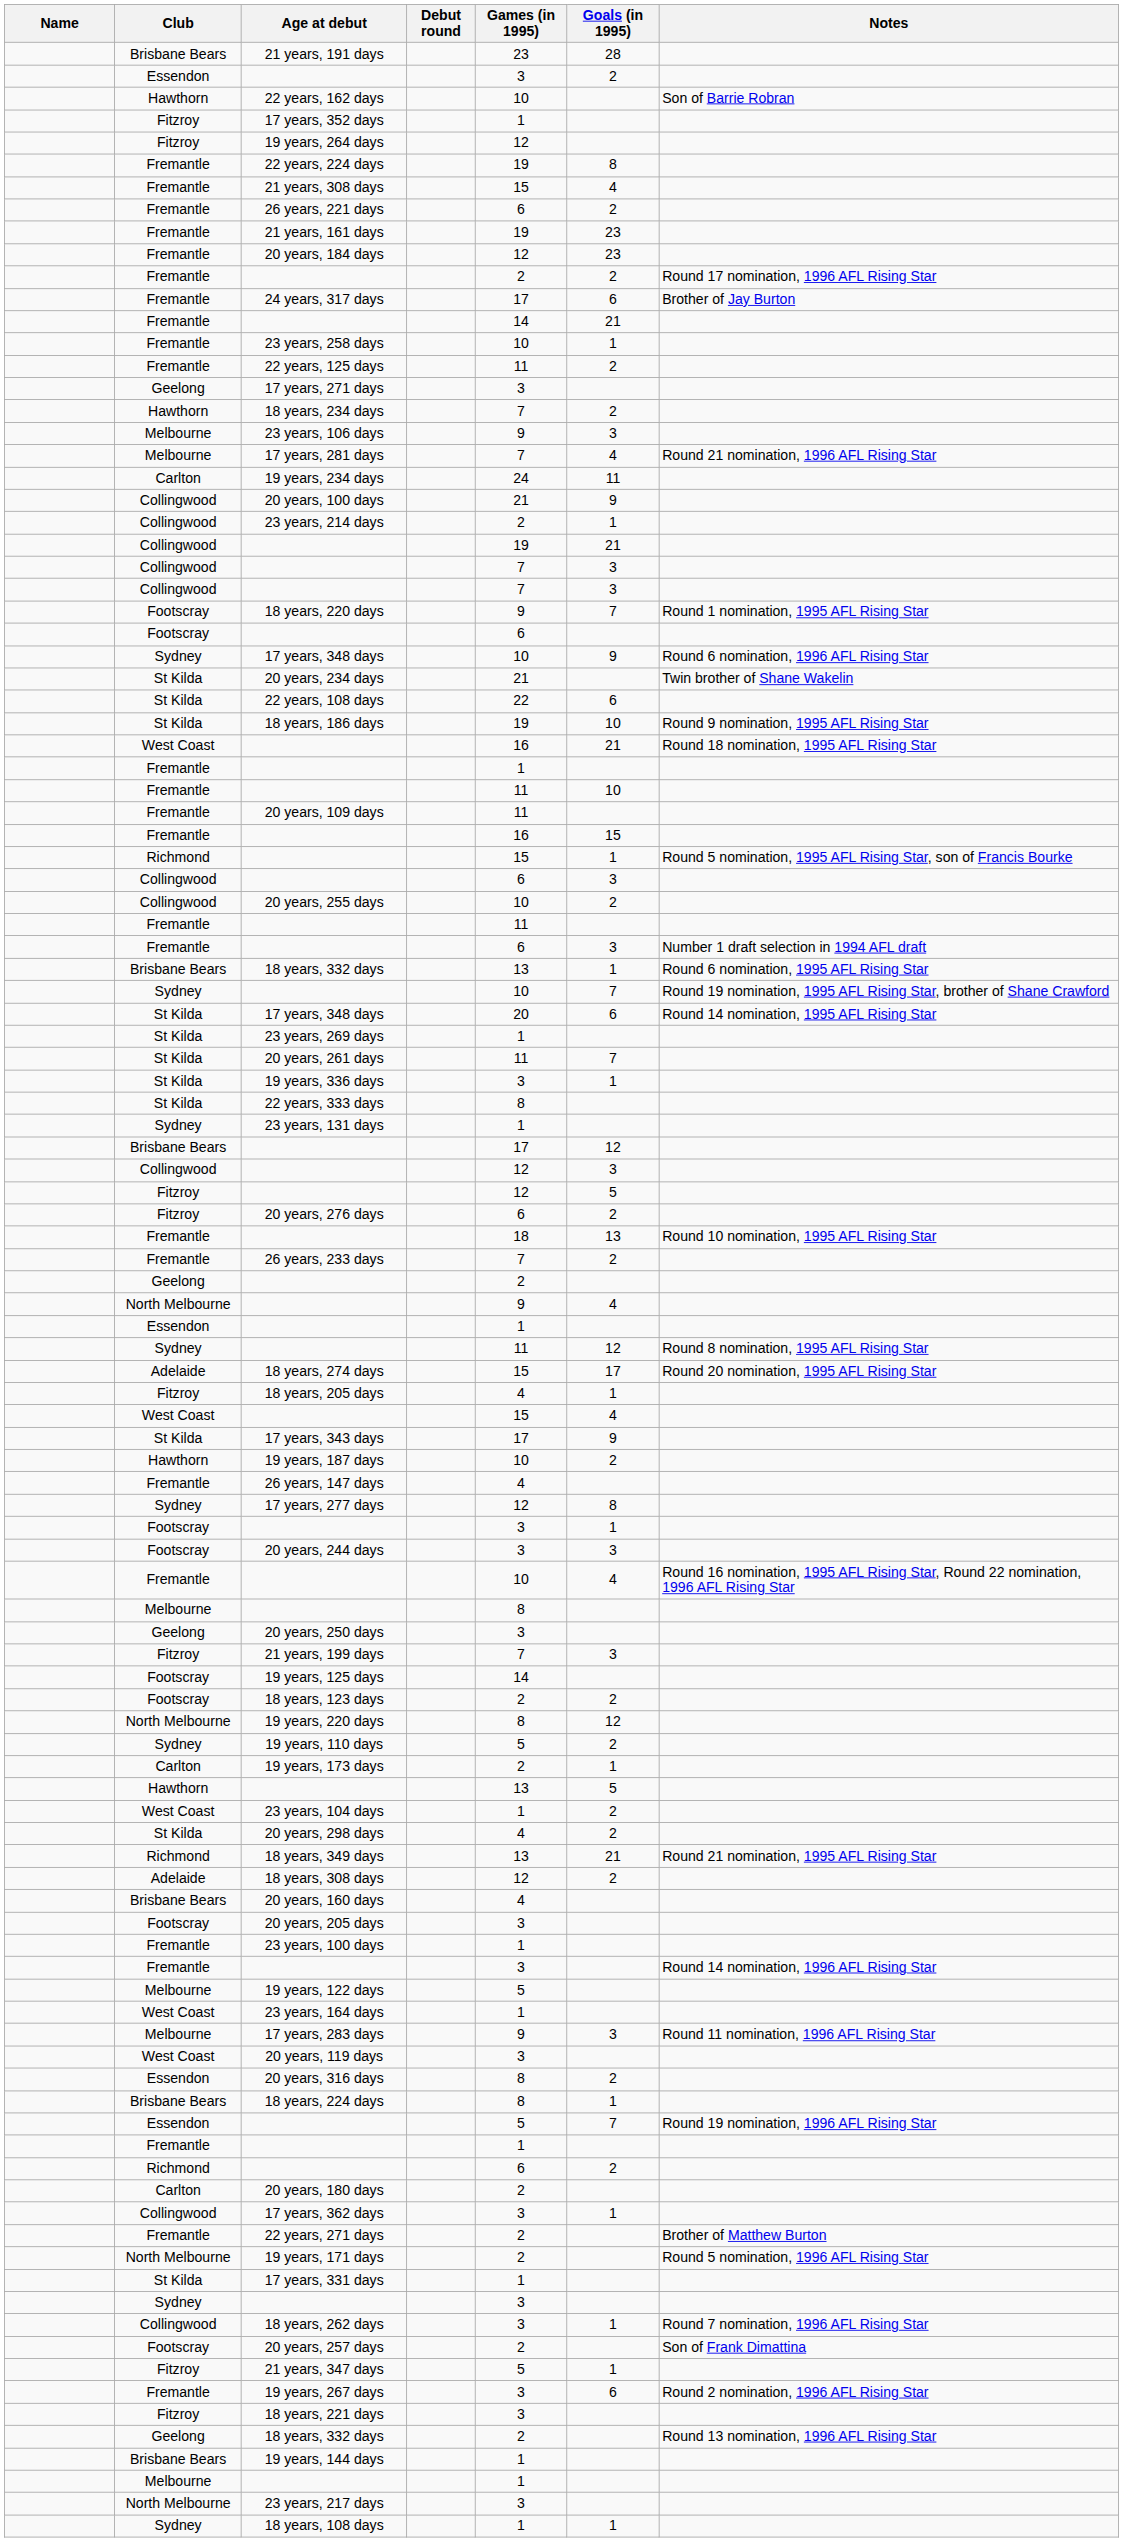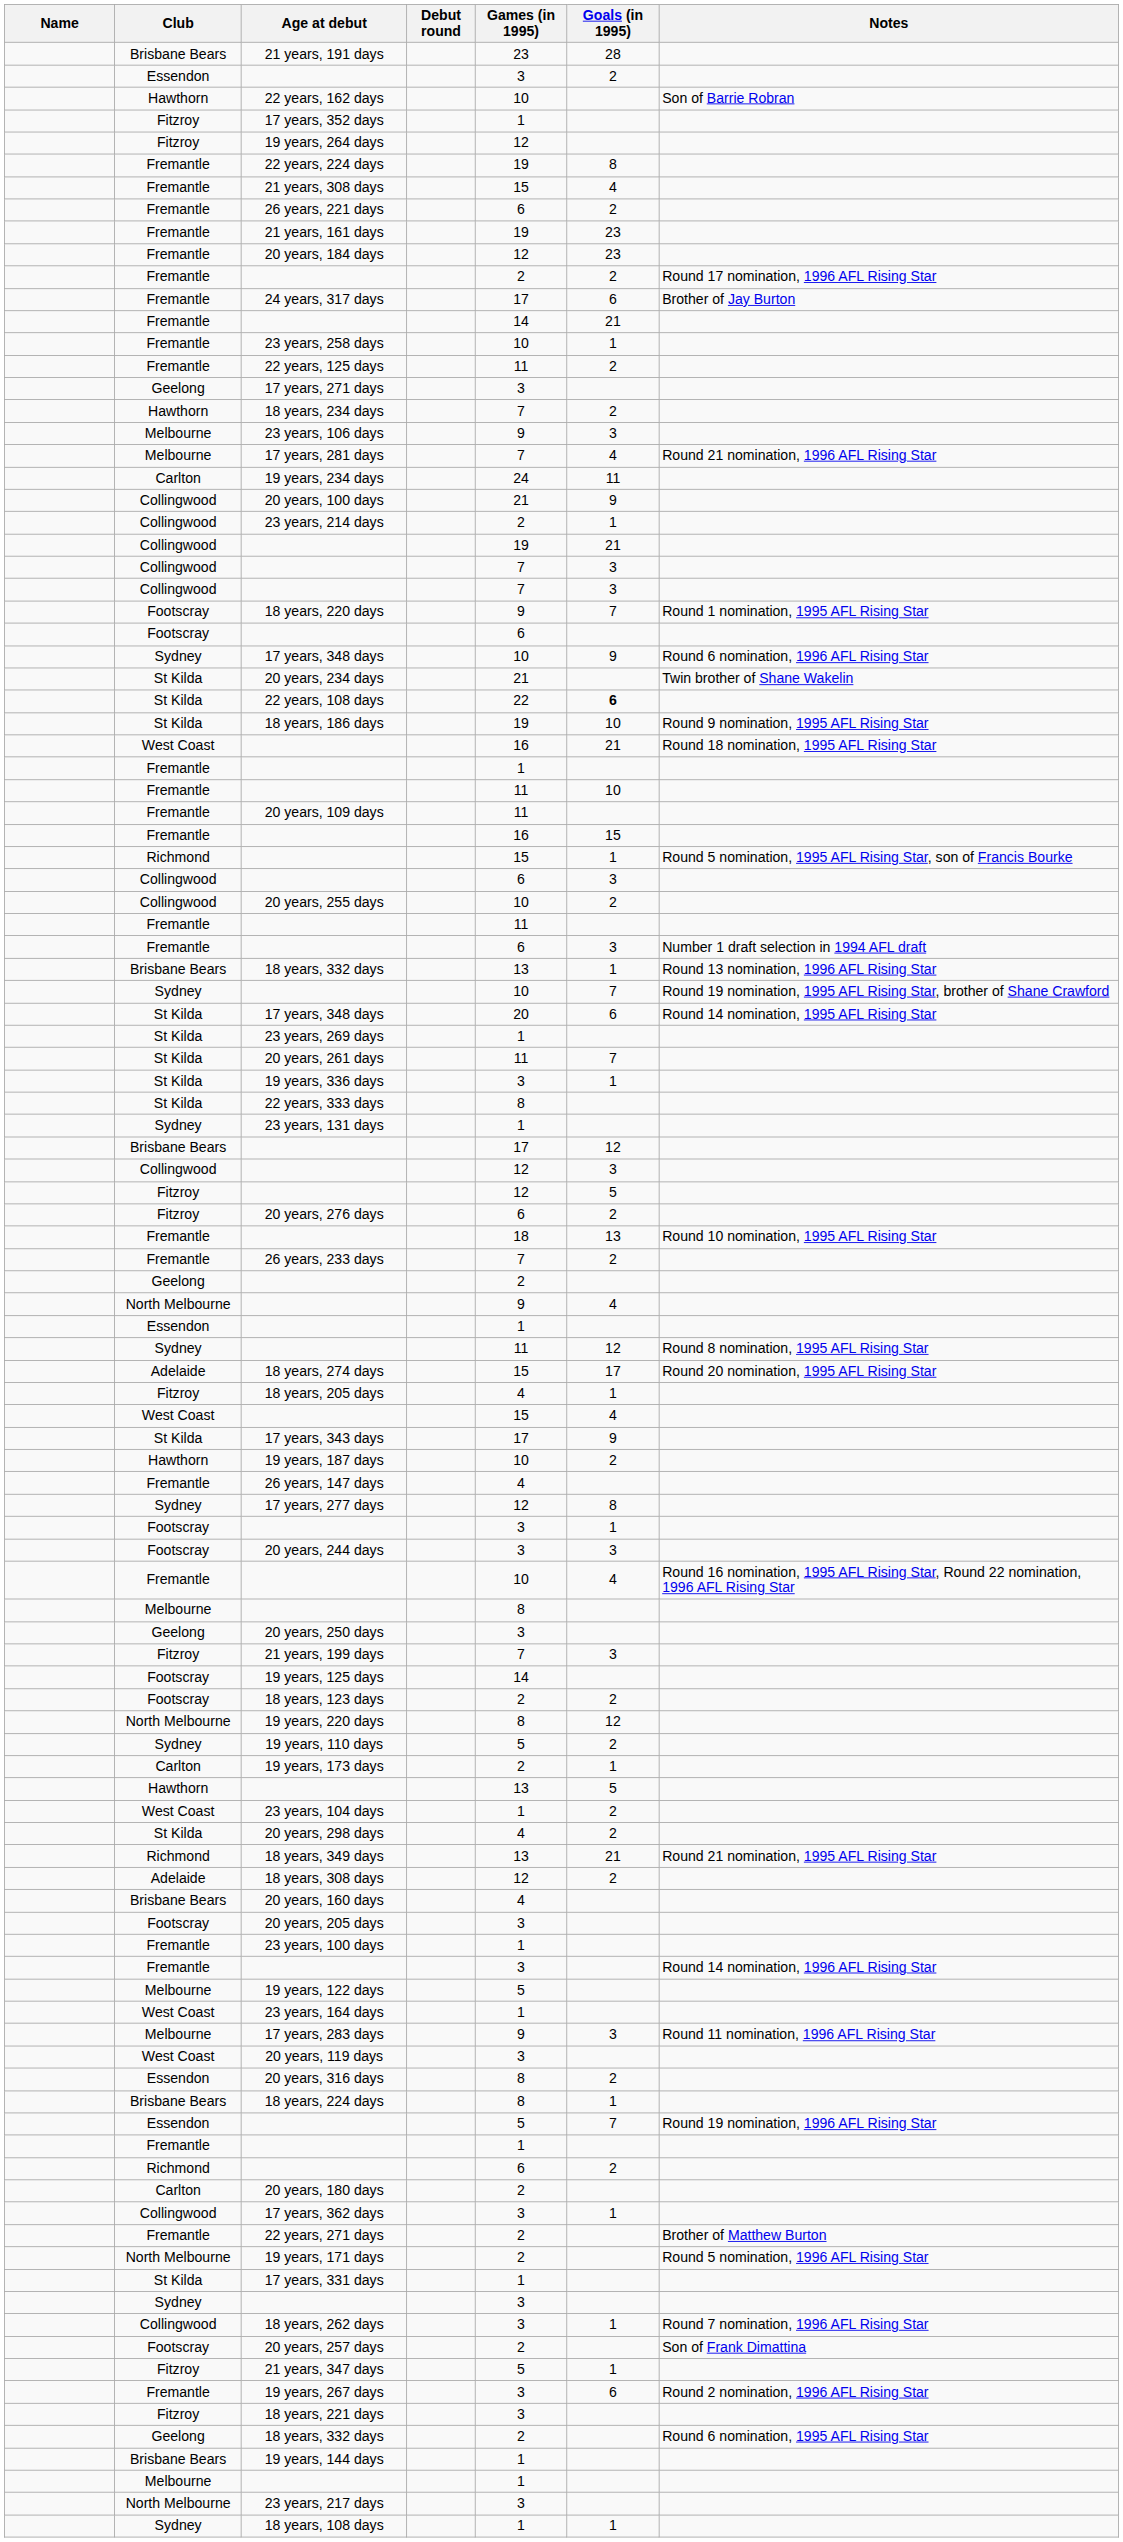(613, 701) normal -> (613, 701) bold
(795, 969) Round 6 nomination, 1995 AFL Rising Star -> (799, 969) Round 13 nomination, 1996 AFL Rising Star
(799, 2436) Round 13 nomination, 1996 AFL Rising Star -> (795, 2436) Round 6 nomination, 1995 AFL Rising Star
